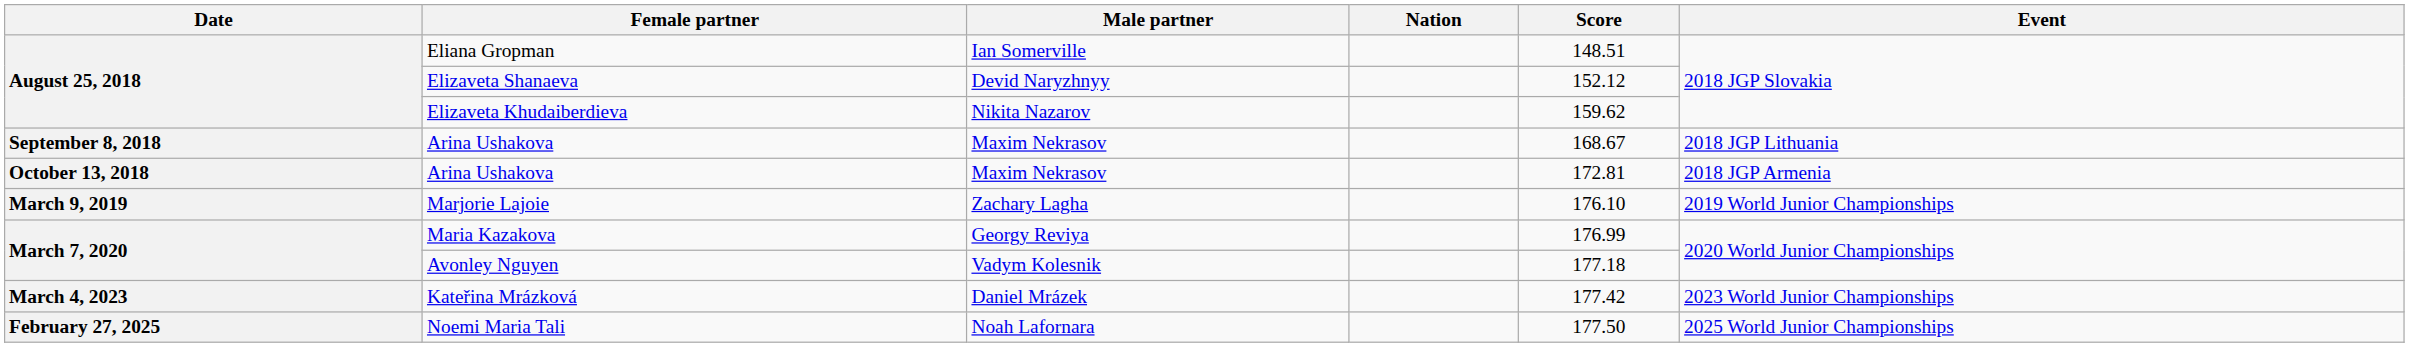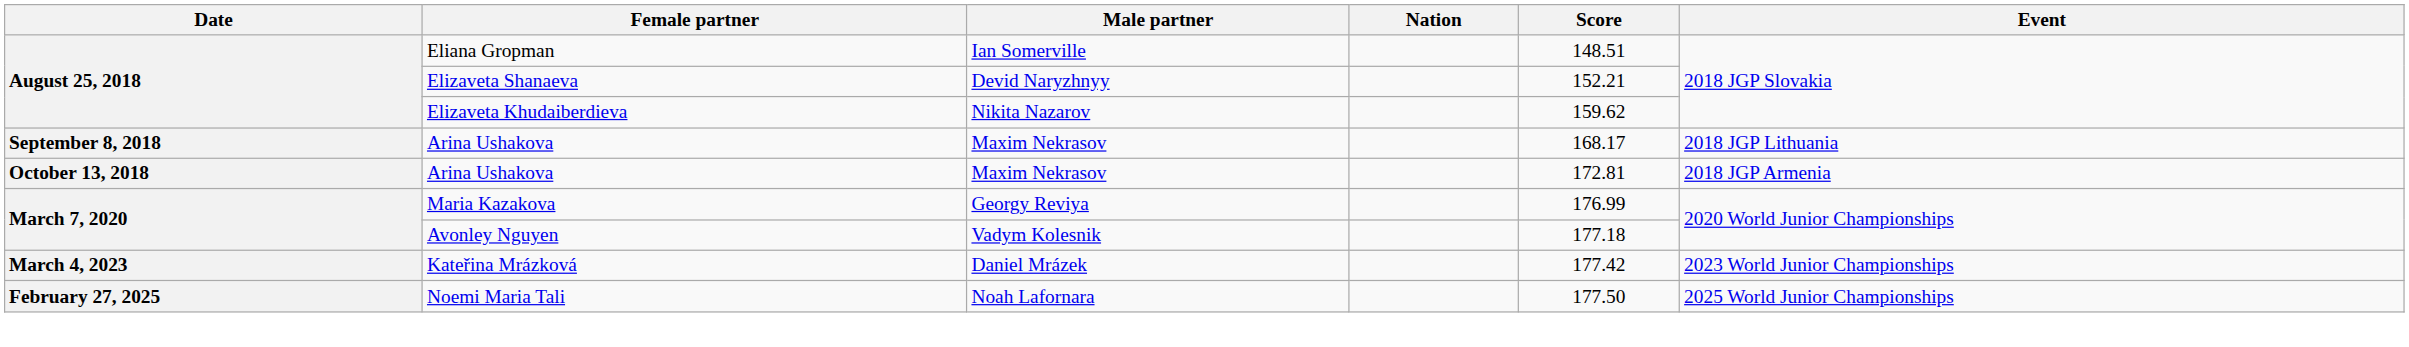(1599, 81) 152.12 -> (1599, 81) 152.21
(1599, 142) 168.67 -> (1599, 142) 168.17
- row: (68, 204)
